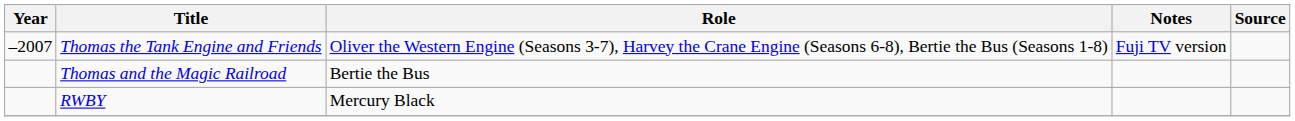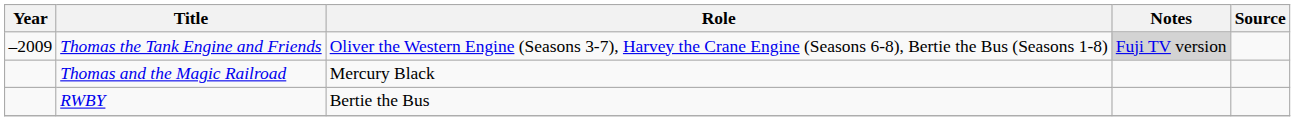(30, 45) –2007 -> (30, 45) –2009
(1171, 45) no background -> (1171, 45) lightgrey background
(380, 73) Bertie the Bus -> (382, 73) Mercury Black
(382, 101) Mercury Black -> (380, 101) Bertie the Bus
